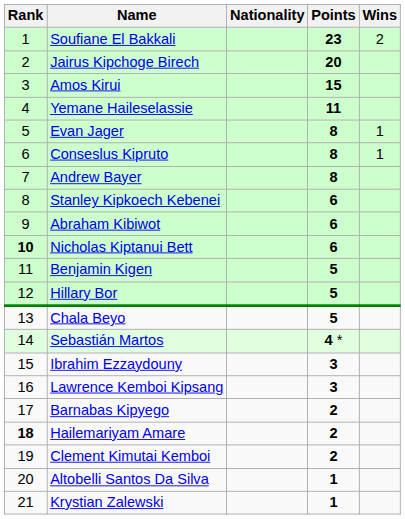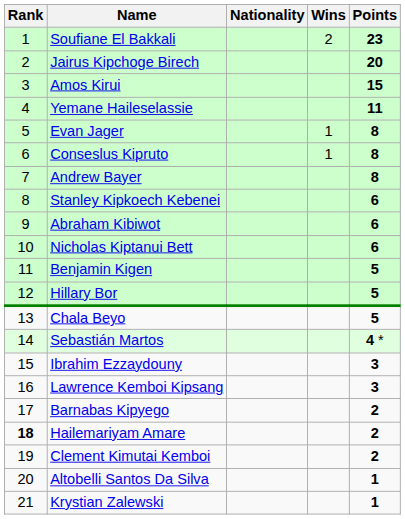columns swapped: (380, 16) <-> (333, 16)
(26, 246) bold -> (26, 246) normal
